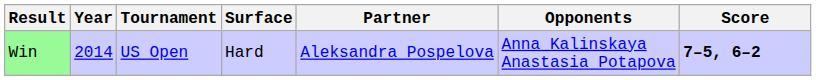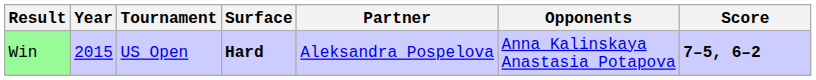(94, 53) 2014 -> (94, 53) 2015
(244, 53) normal -> (244, 53) bold
